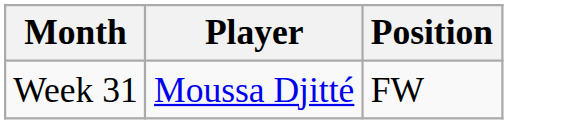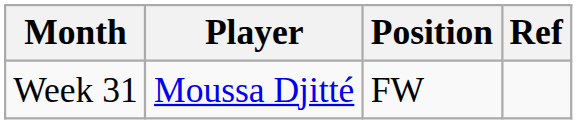+ column: (536, 32)
